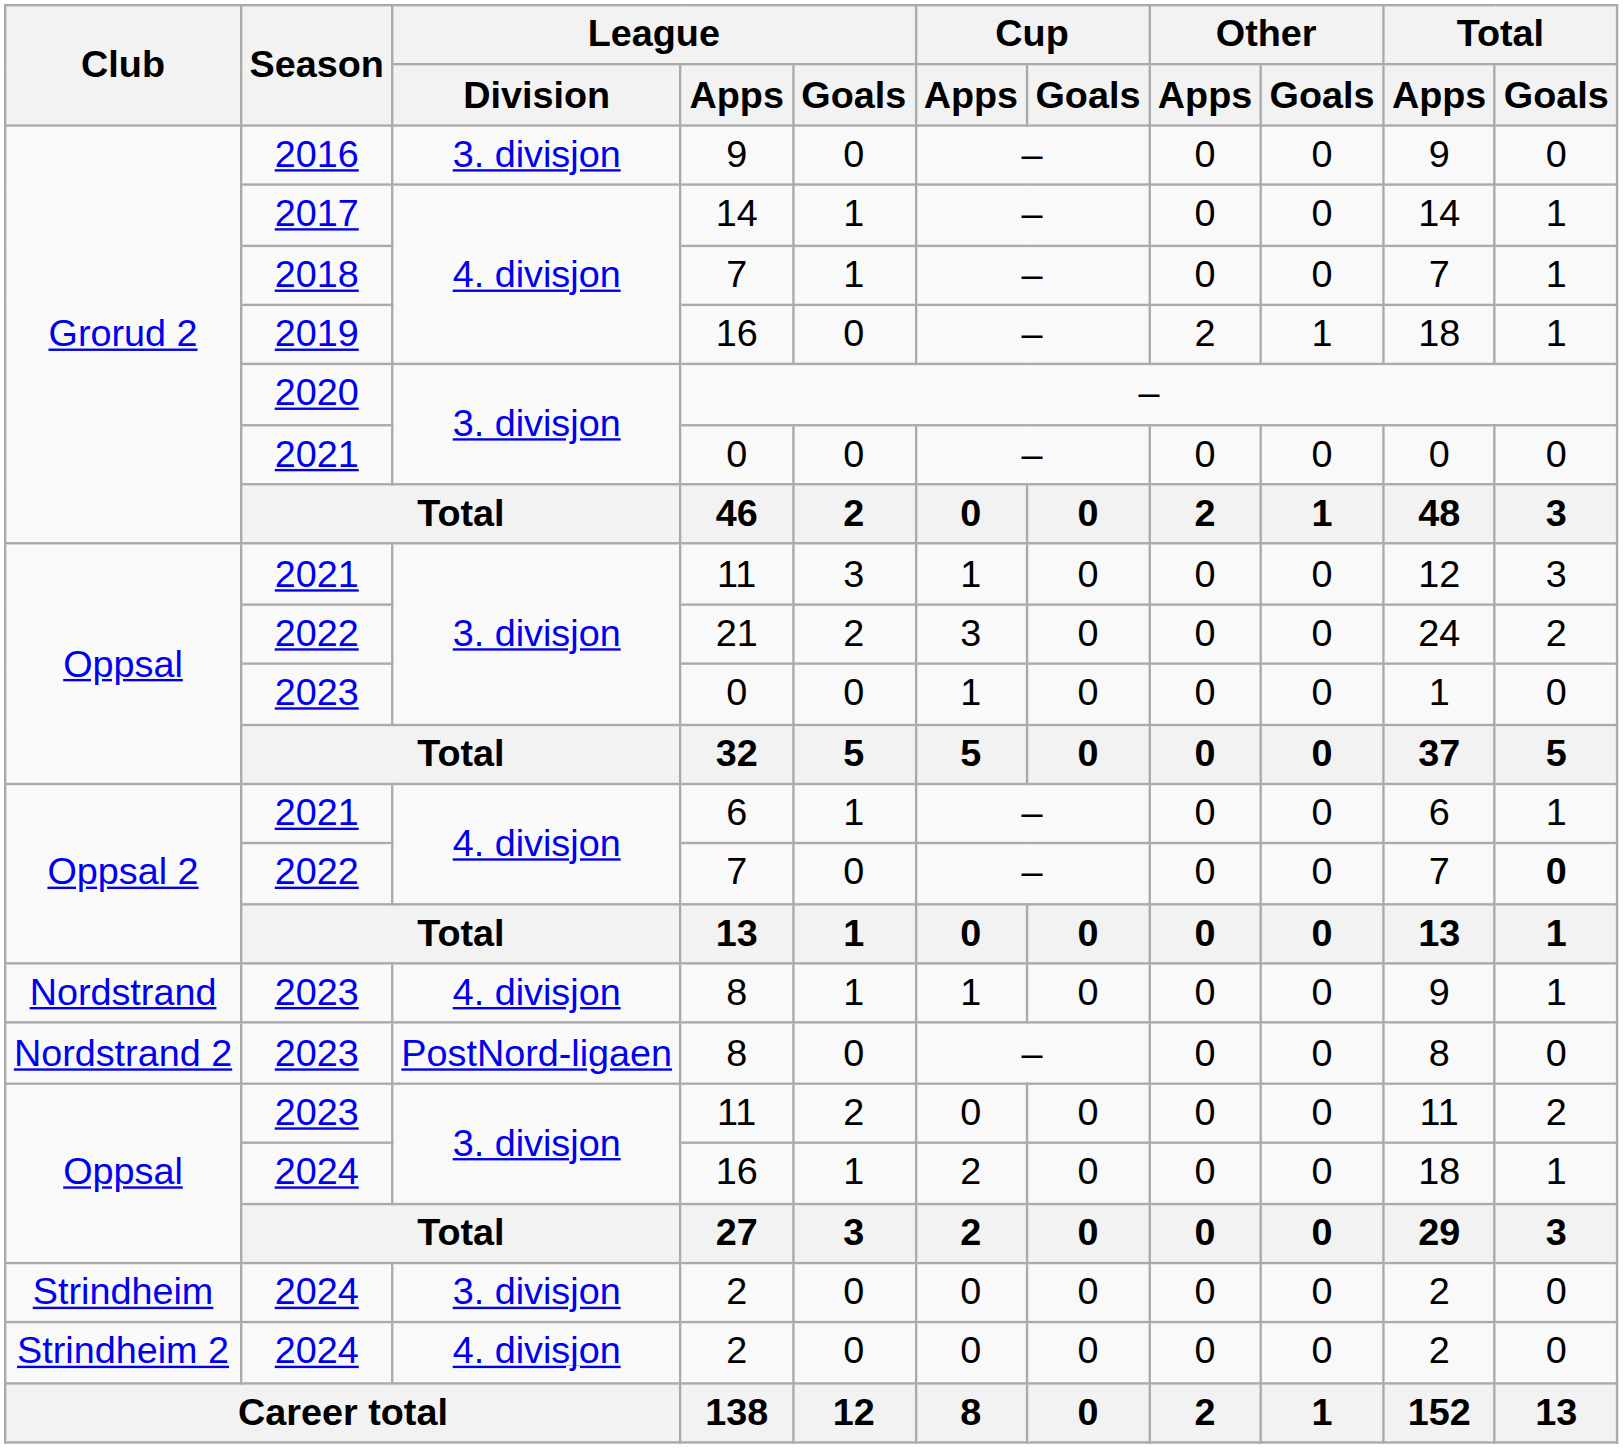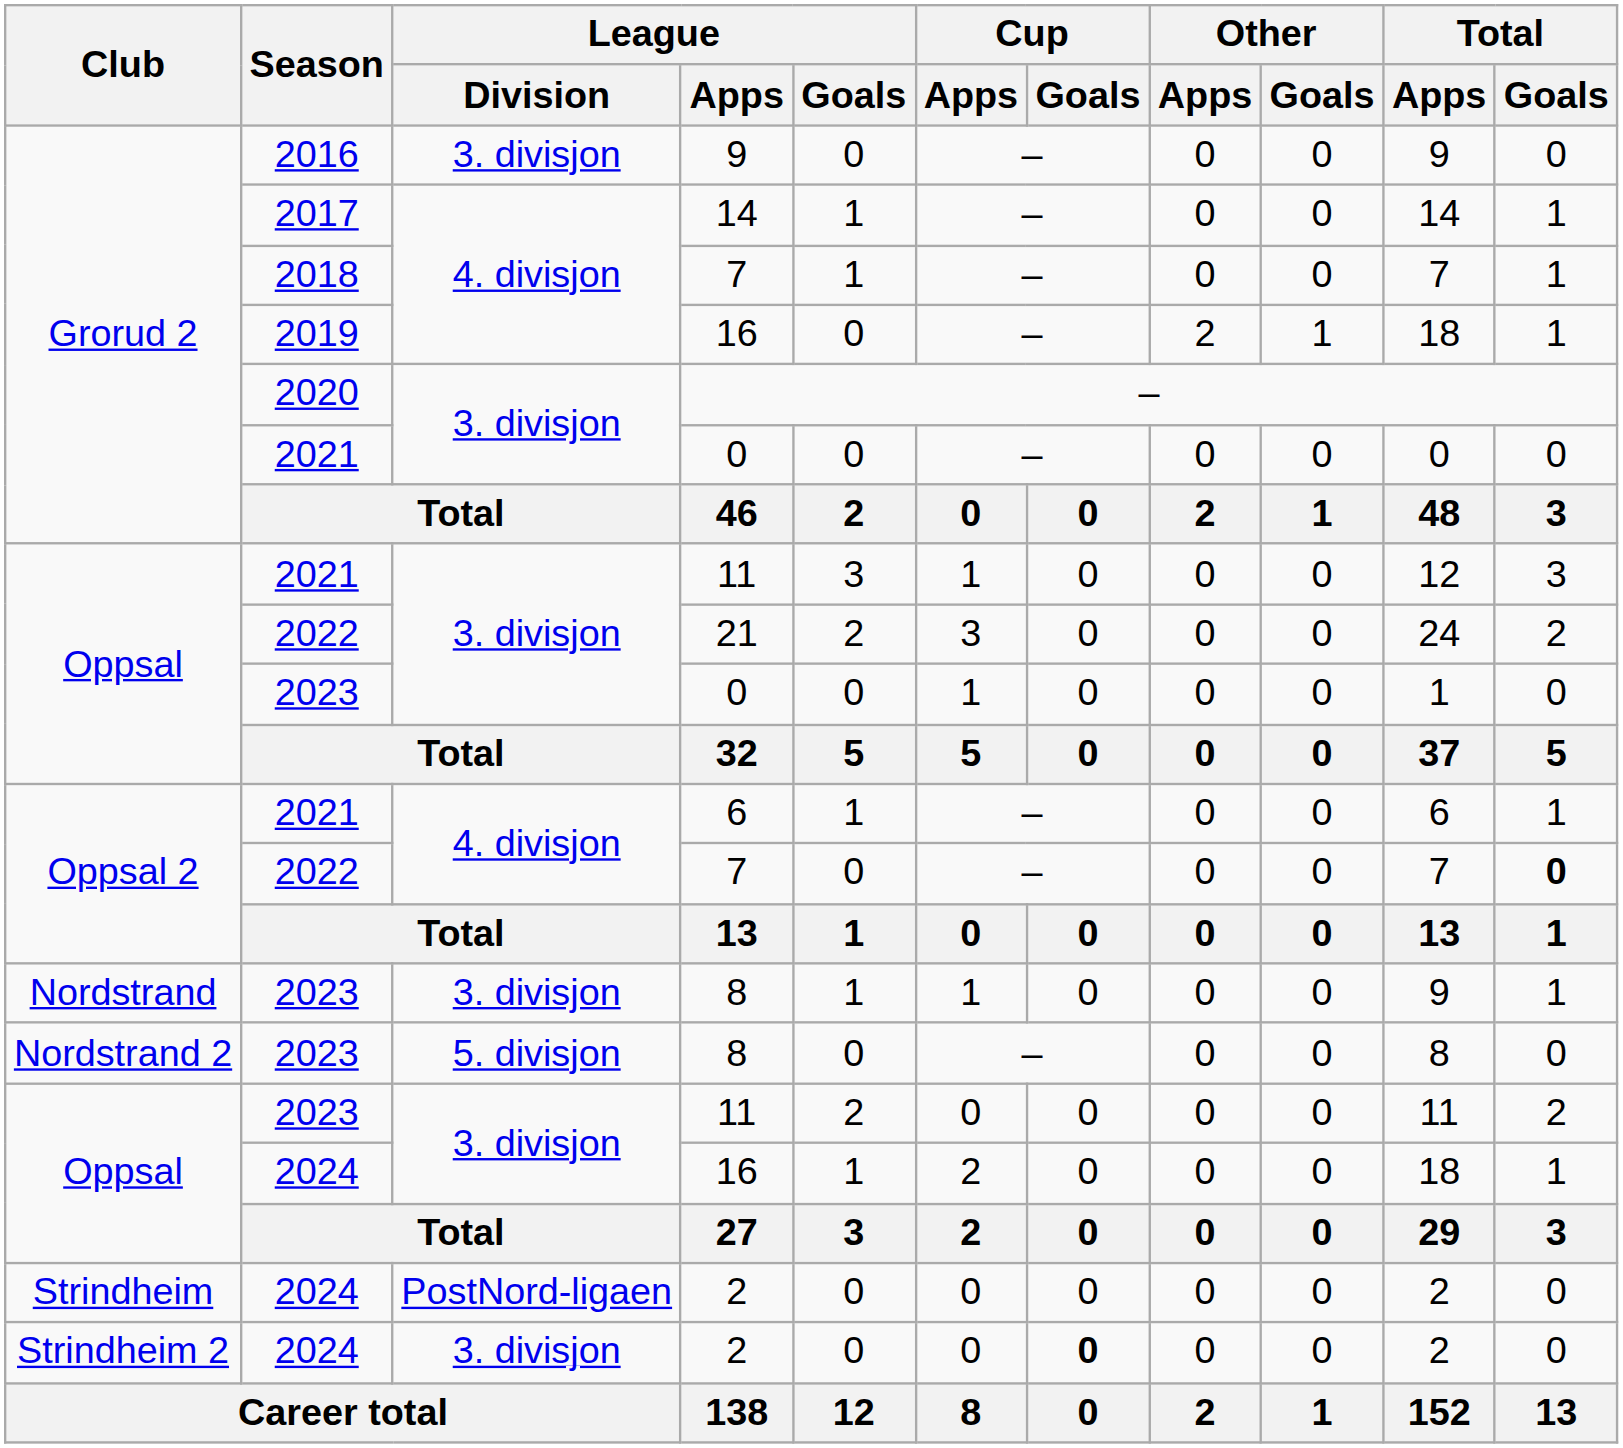(537, 992) 4. divisjon -> (537, 992) 3. divisjon
(537, 1052) PostNord-ligaen -> (537, 1052) 5. divisjon
(537, 1292) 3. divisjon -> (537, 1292) PostNord-ligaen
(537, 1351) 4. divisjon -> (537, 1351) 3. divisjon
(1088, 1351) normal -> (1088, 1351) bold
